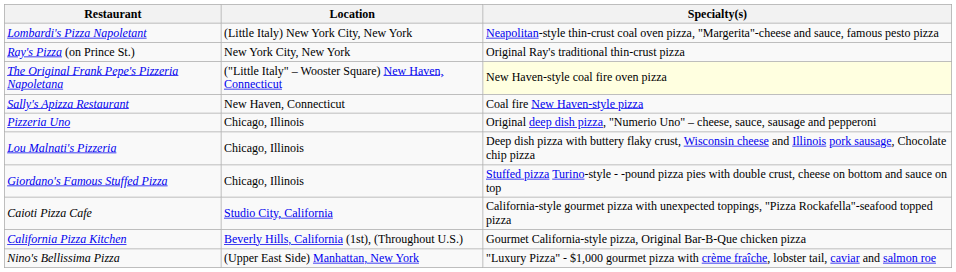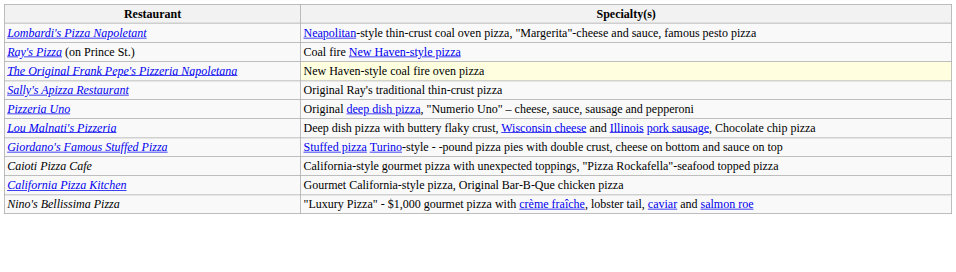- column: (352, 14)
(585, 52) Original Ray's traditional thin-crust pizza -> (382, 52) Coal fire New Haven-style pizza
(565, 103) Coal fire New Haven-style pizza -> (403, 90) Original Ray's traditional thin-crust pizza
